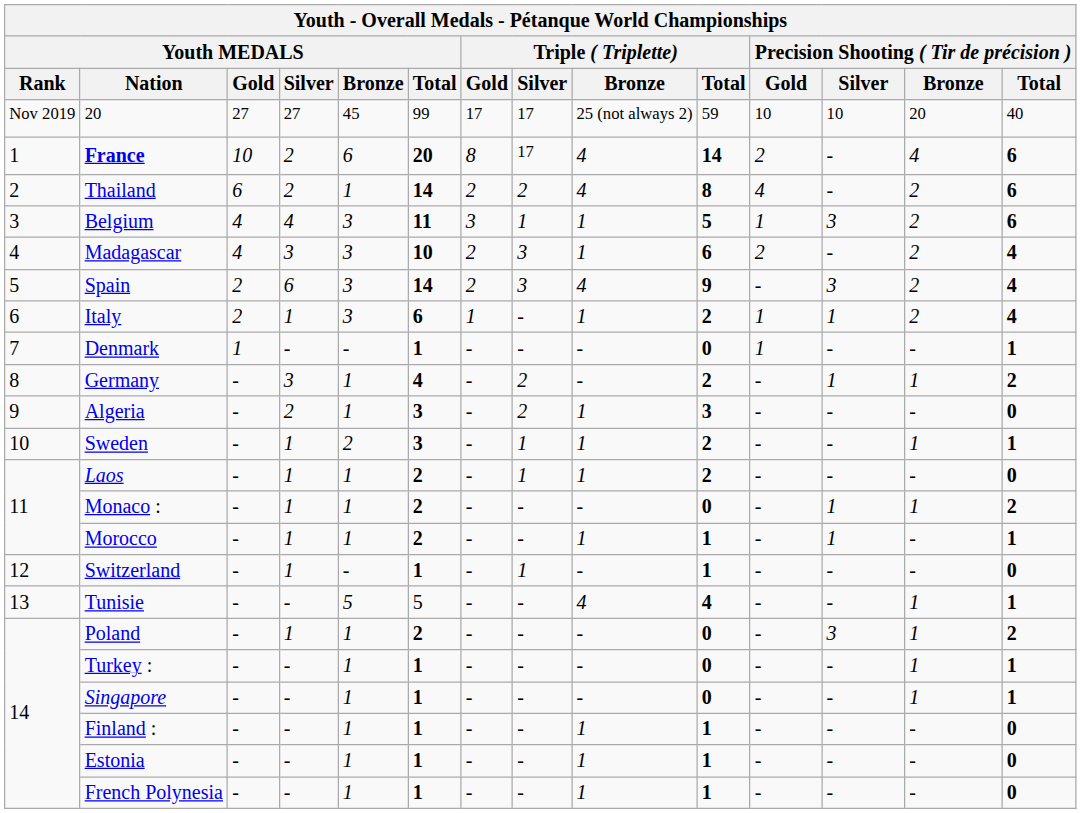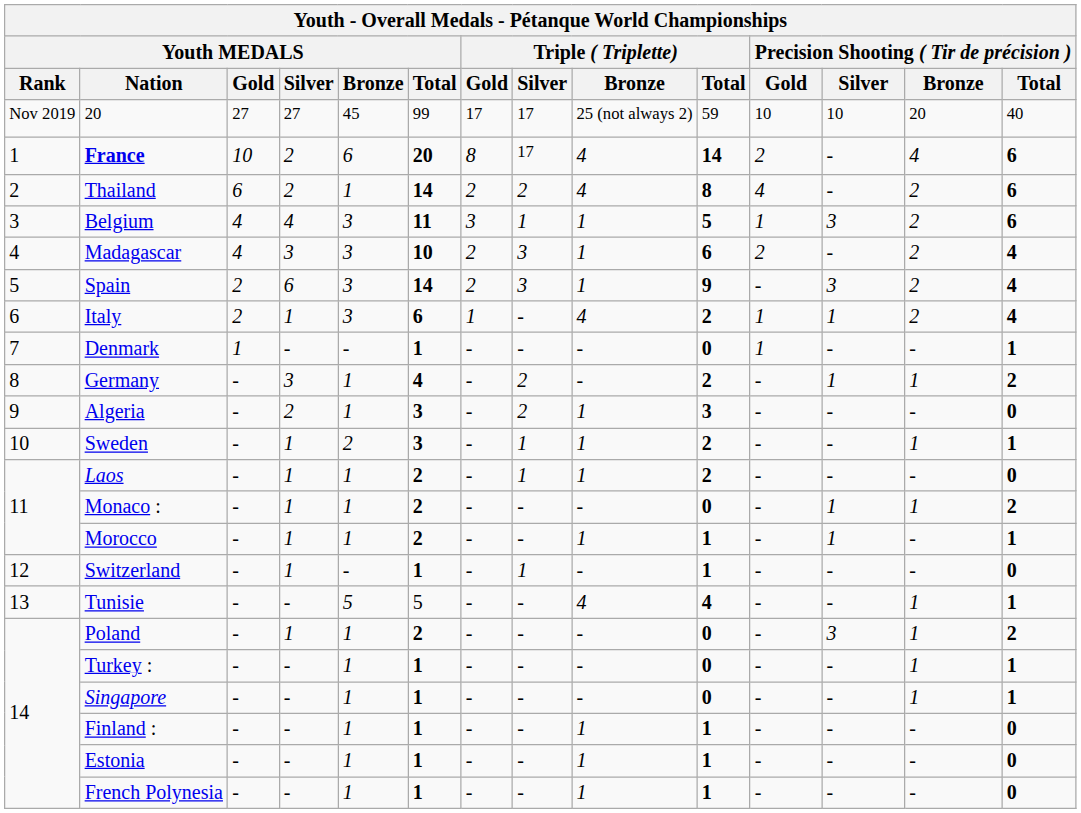(581, 284) 4 -> (581, 284) 1
(581, 316) 1 -> (581, 316) 4
